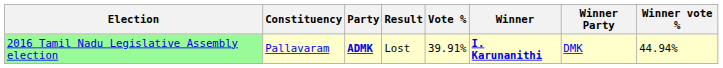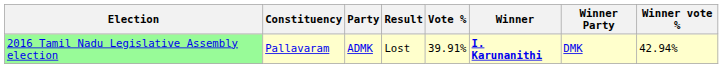(360, 49) bold -> (360, 49) normal
(658, 49) 44.94% -> (658, 49) 42.94%
